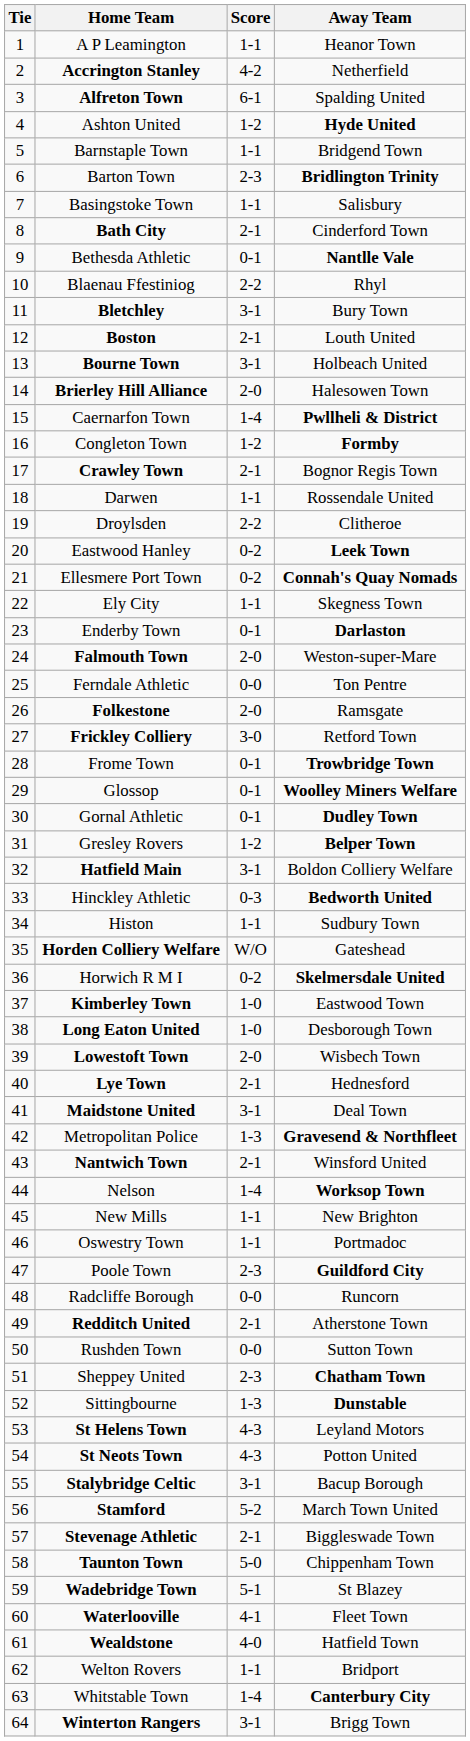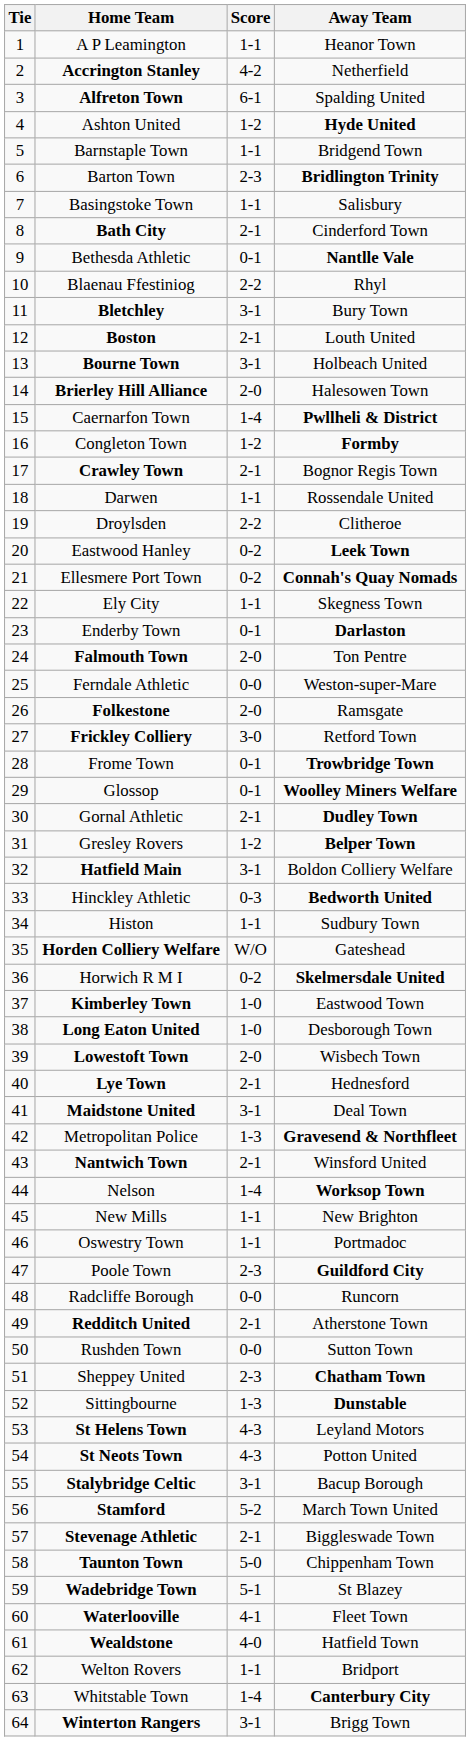(370, 657) Weston-super-Mare -> (370, 657) Ton Pentre
(370, 683) Ton Pentre -> (370, 683) Weston-super-Mare
(251, 817) 0-1 -> (251, 817) 2-1
